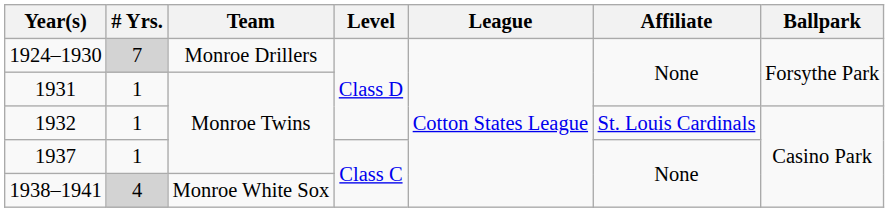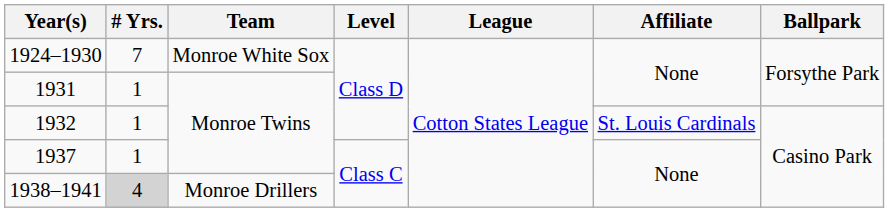(137, 55) lightgrey background -> (137, 55) no background
(251, 55) Monroe Drillers -> (251, 55) Monroe White Sox
(251, 190) Monroe White Sox -> (251, 190) Monroe Drillers
